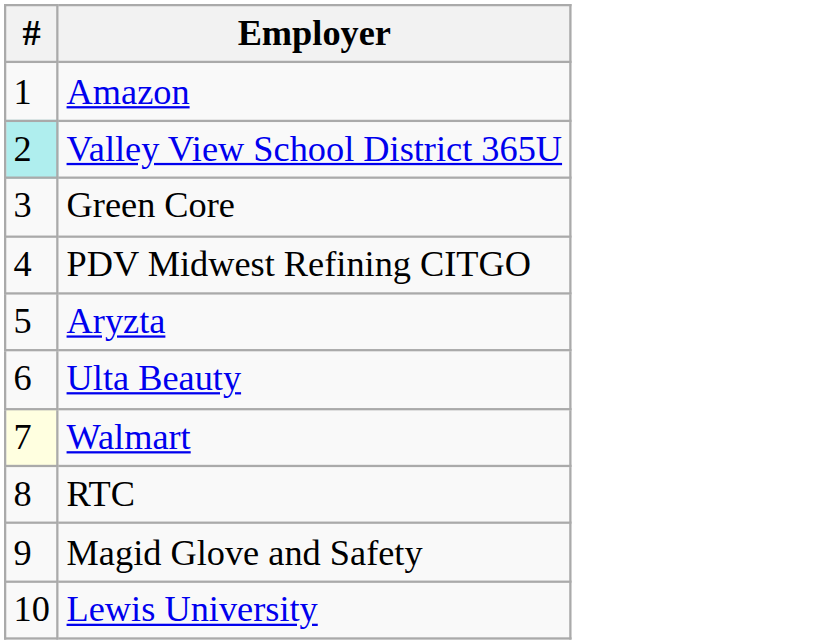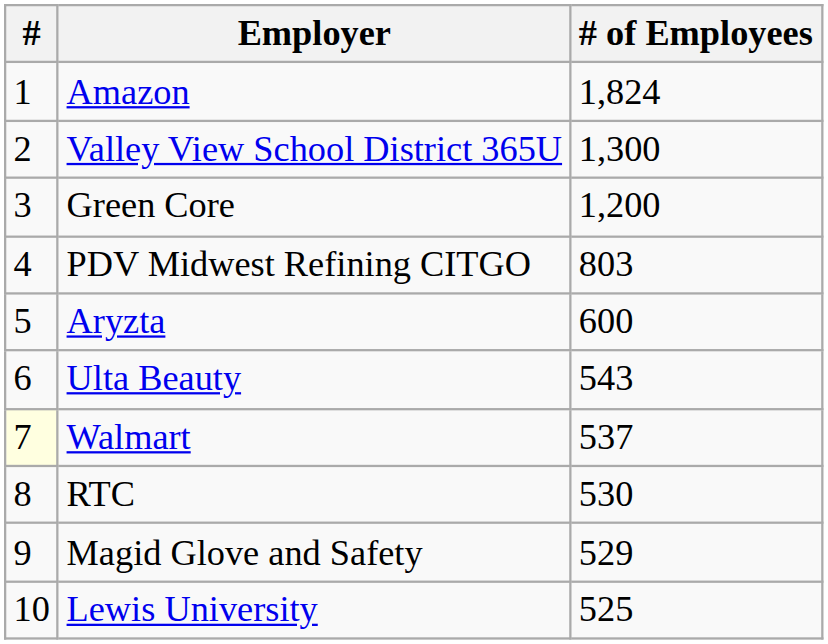+ column: (696, 33)
(23, 148) paleturquoise background -> (23, 148) no background
